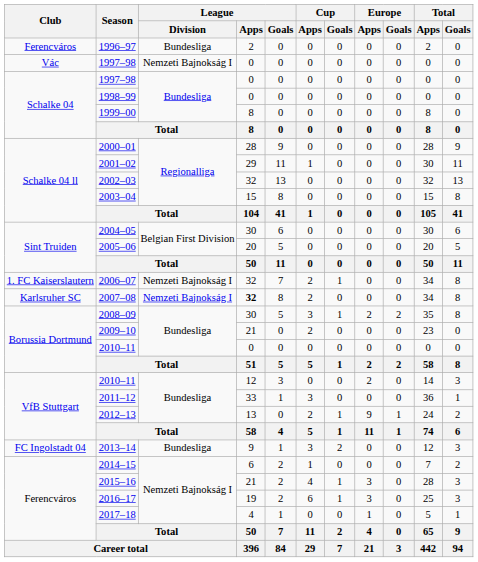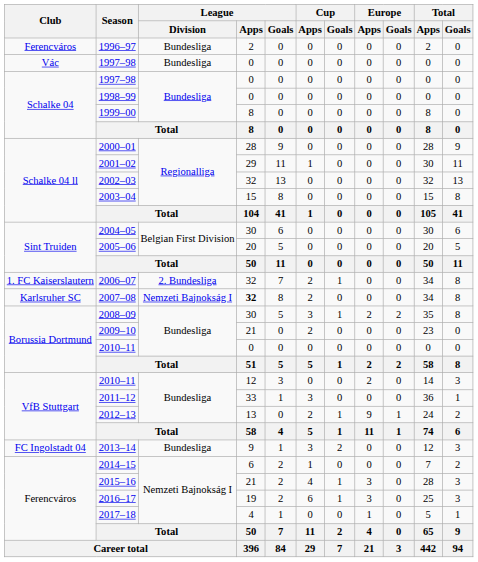(188, 63) Nemzeti Bajnokság I -> (188, 63) Bundesliga
(188, 280) Nemzeti Bajnokság I -> (188, 280) 2. Bundesliga
